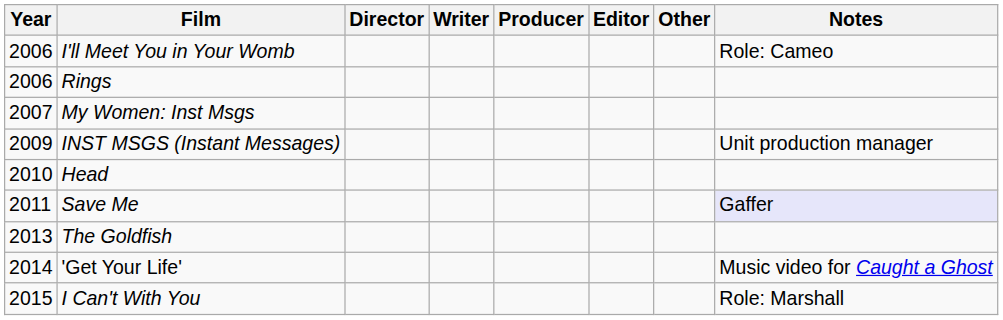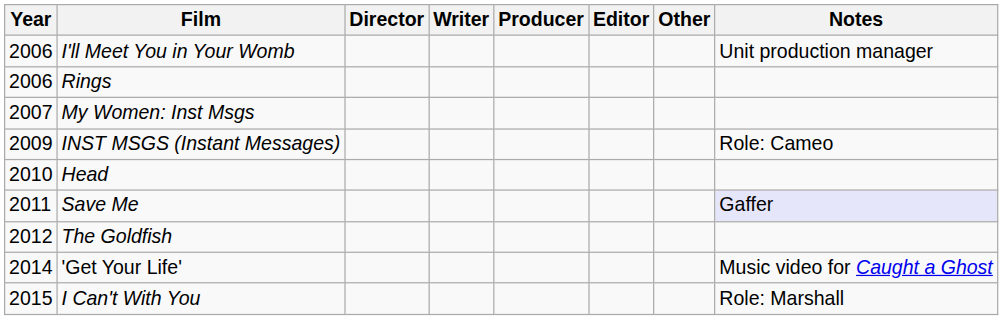(776, 50) Role: Cameo -> (826, 50) Unit production manager
(826, 143) Unit production manager -> (776, 143) Role: Cameo
(31, 236) 2013 -> (31, 236) 2012
